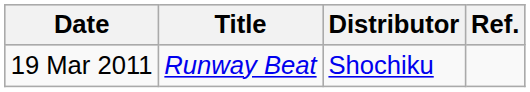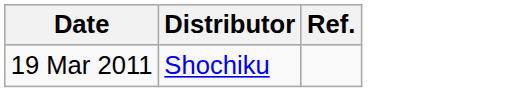- column: (240, 24)
